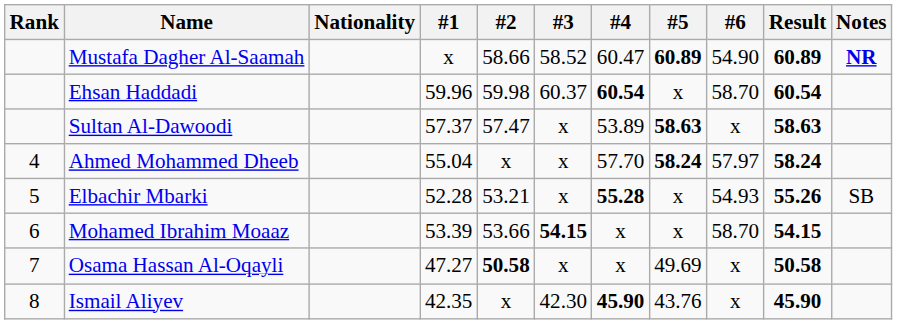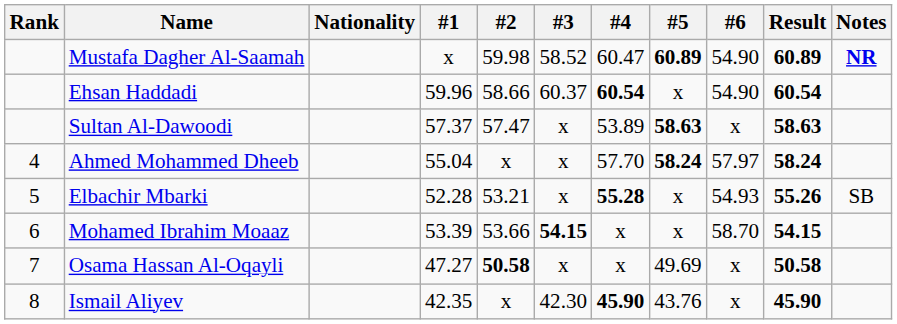(506, 56) 58.66 -> (506, 56) 59.98
(506, 91) 59.98 -> (506, 91) 58.66
(735, 91) 58.70 -> (735, 91) 54.90
